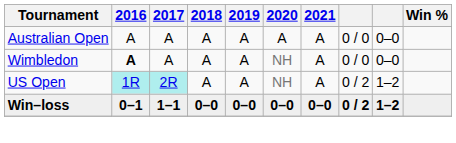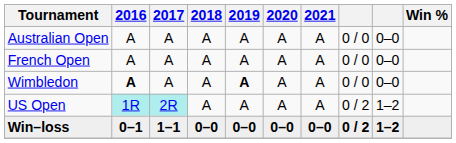+ row: (49, 60)
(244, 60) normal -> (244, 82) bold
(282, 60) NH -> (282, 82) A
(282, 82) NH -> (282, 104) A
